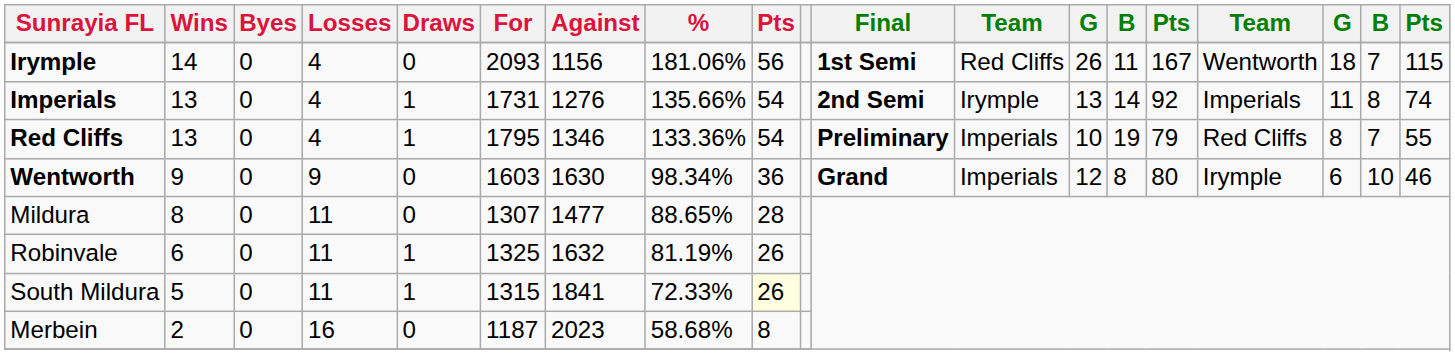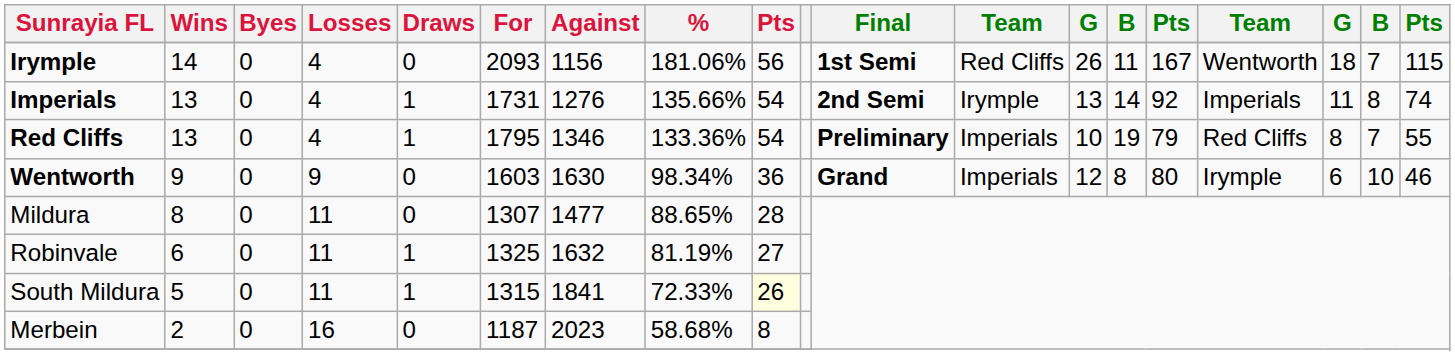(771, 253) 26 -> (771, 253) 27
